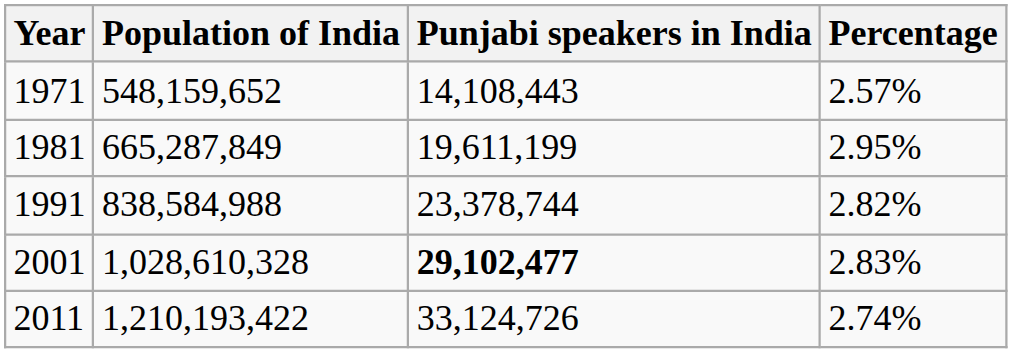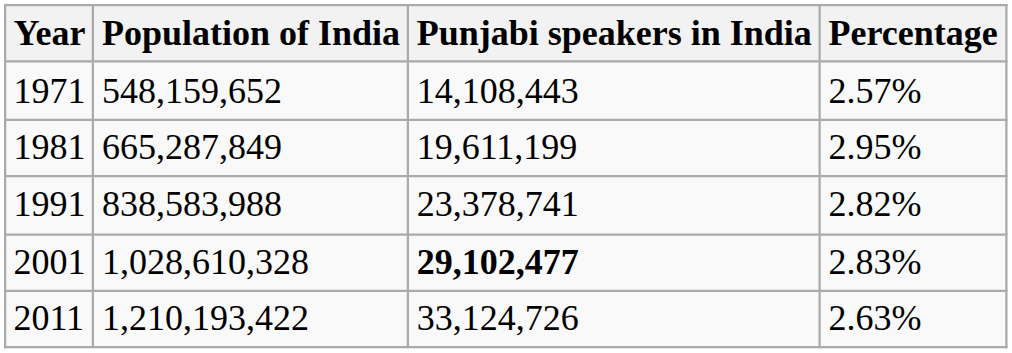(192, 204) 838,584,988 -> (192, 204) 838,583,988
(498, 204) 23,378,744 -> (498, 204) 23,378,741
(875, 318) 2.74% -> (875, 318) 2.63%
